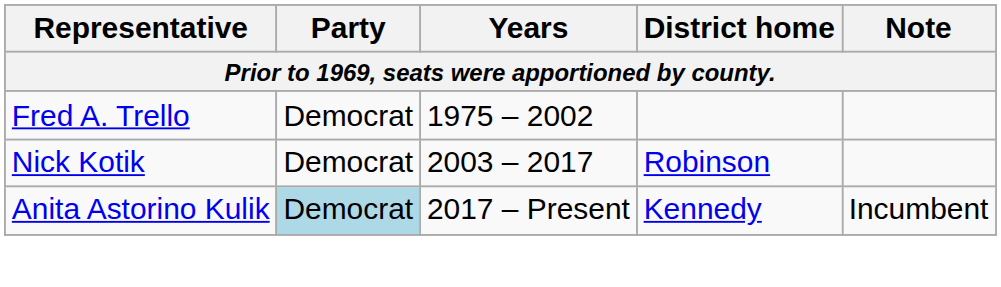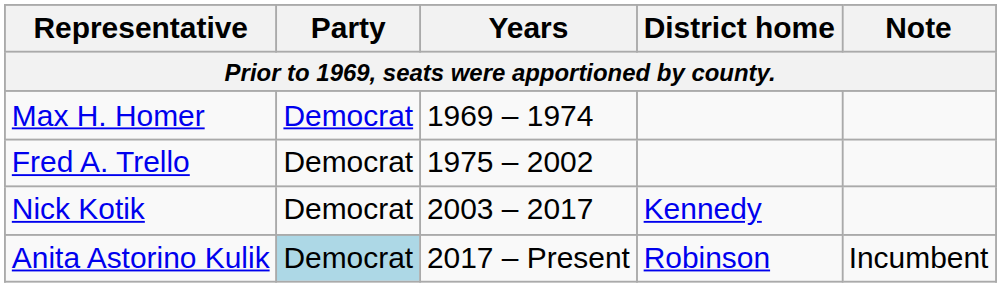+ row: (108, 115)
(707, 162) Robinson -> (703, 210) Kennedy
(703, 210) Kennedy -> (707, 257) Robinson
